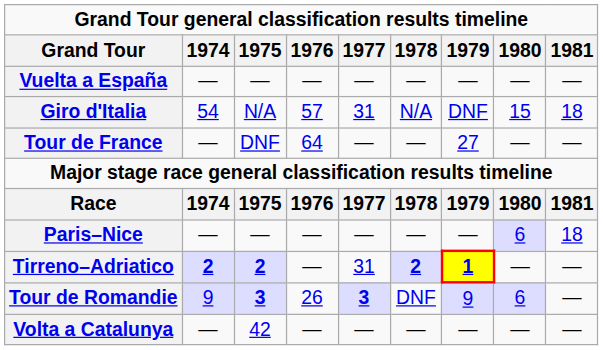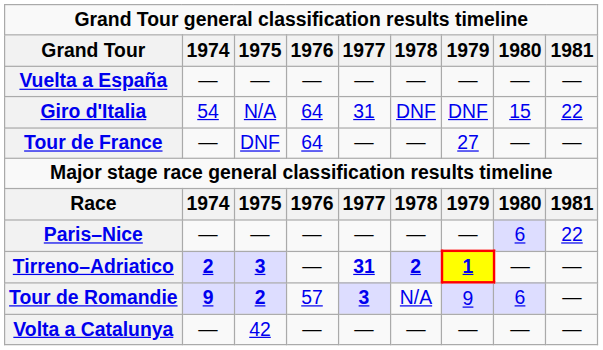(312, 111) 57 -> (312, 111) 64
(416, 111) N/A -> (416, 111) DNF
(572, 111) 18 -> (572, 111) 22
(572, 235) 18 -> (572, 235) 22
(260, 266) 2 -> (260, 266) 3
(364, 266) normal -> (364, 266) bold
(208, 298) normal -> (208, 298) bold
(260, 298) 3 -> (260, 298) 2
(312, 298) 26 -> (312, 298) 57
(416, 298) DNF -> (416, 298) N/A
